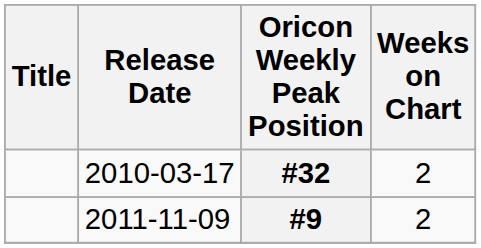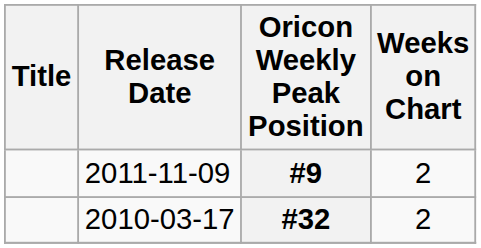rows swapped: (306, 172) <-> (306, 219)
